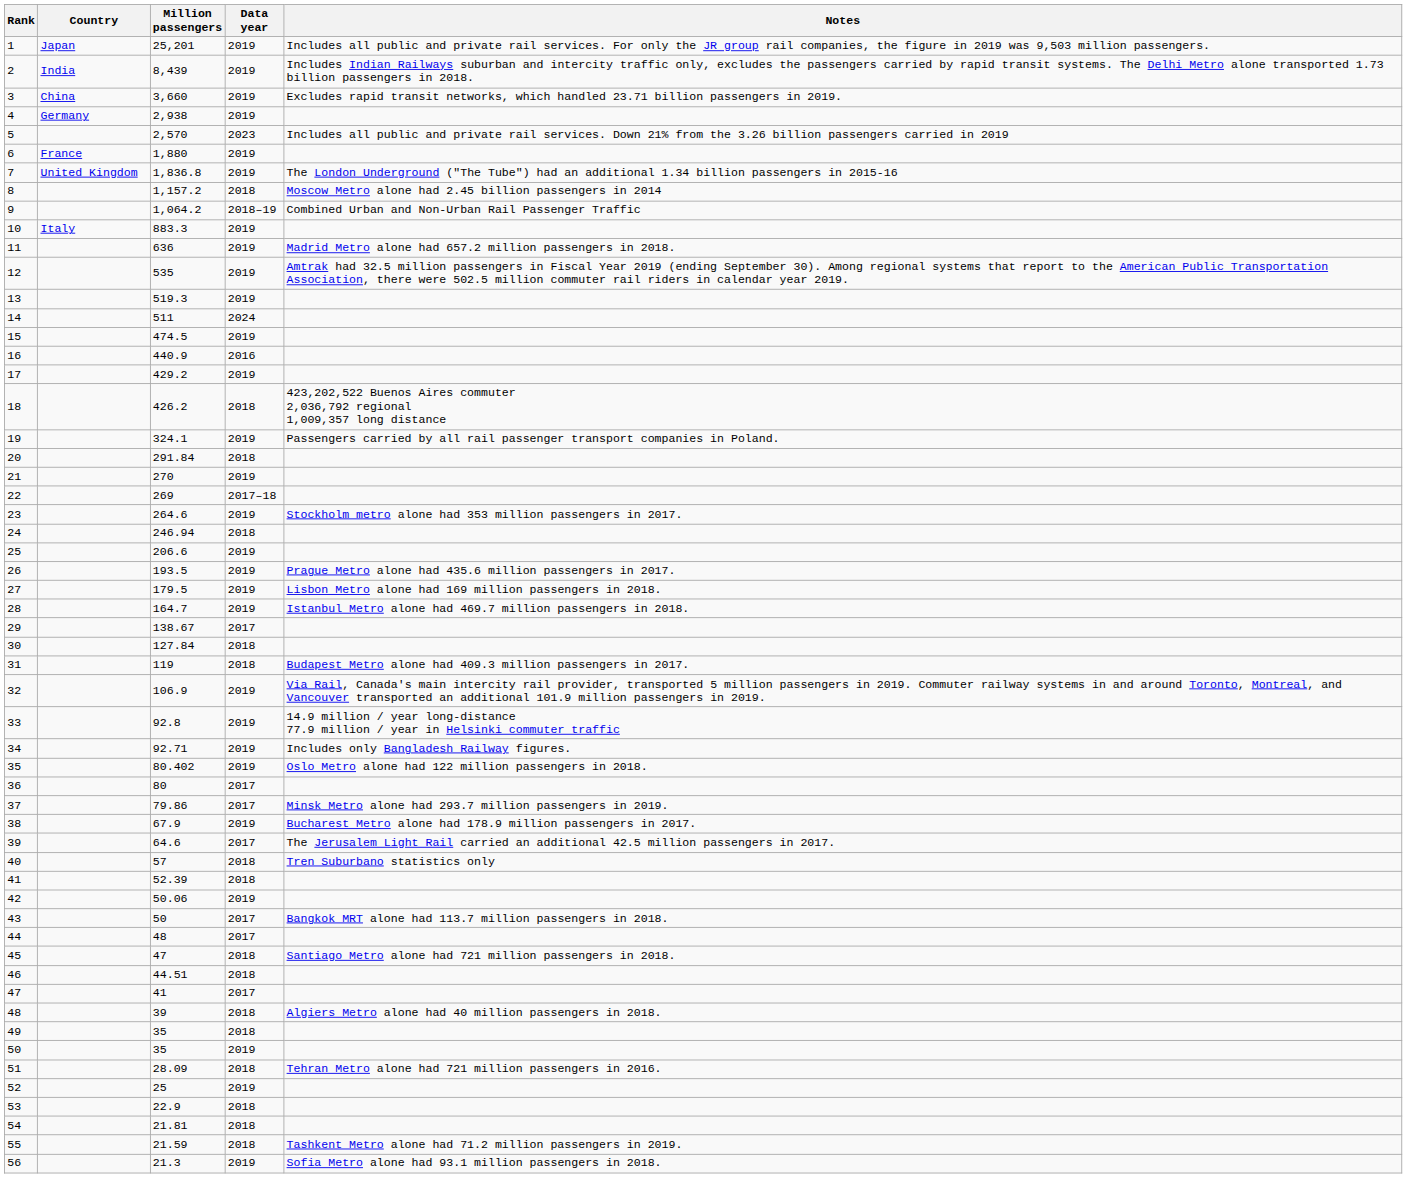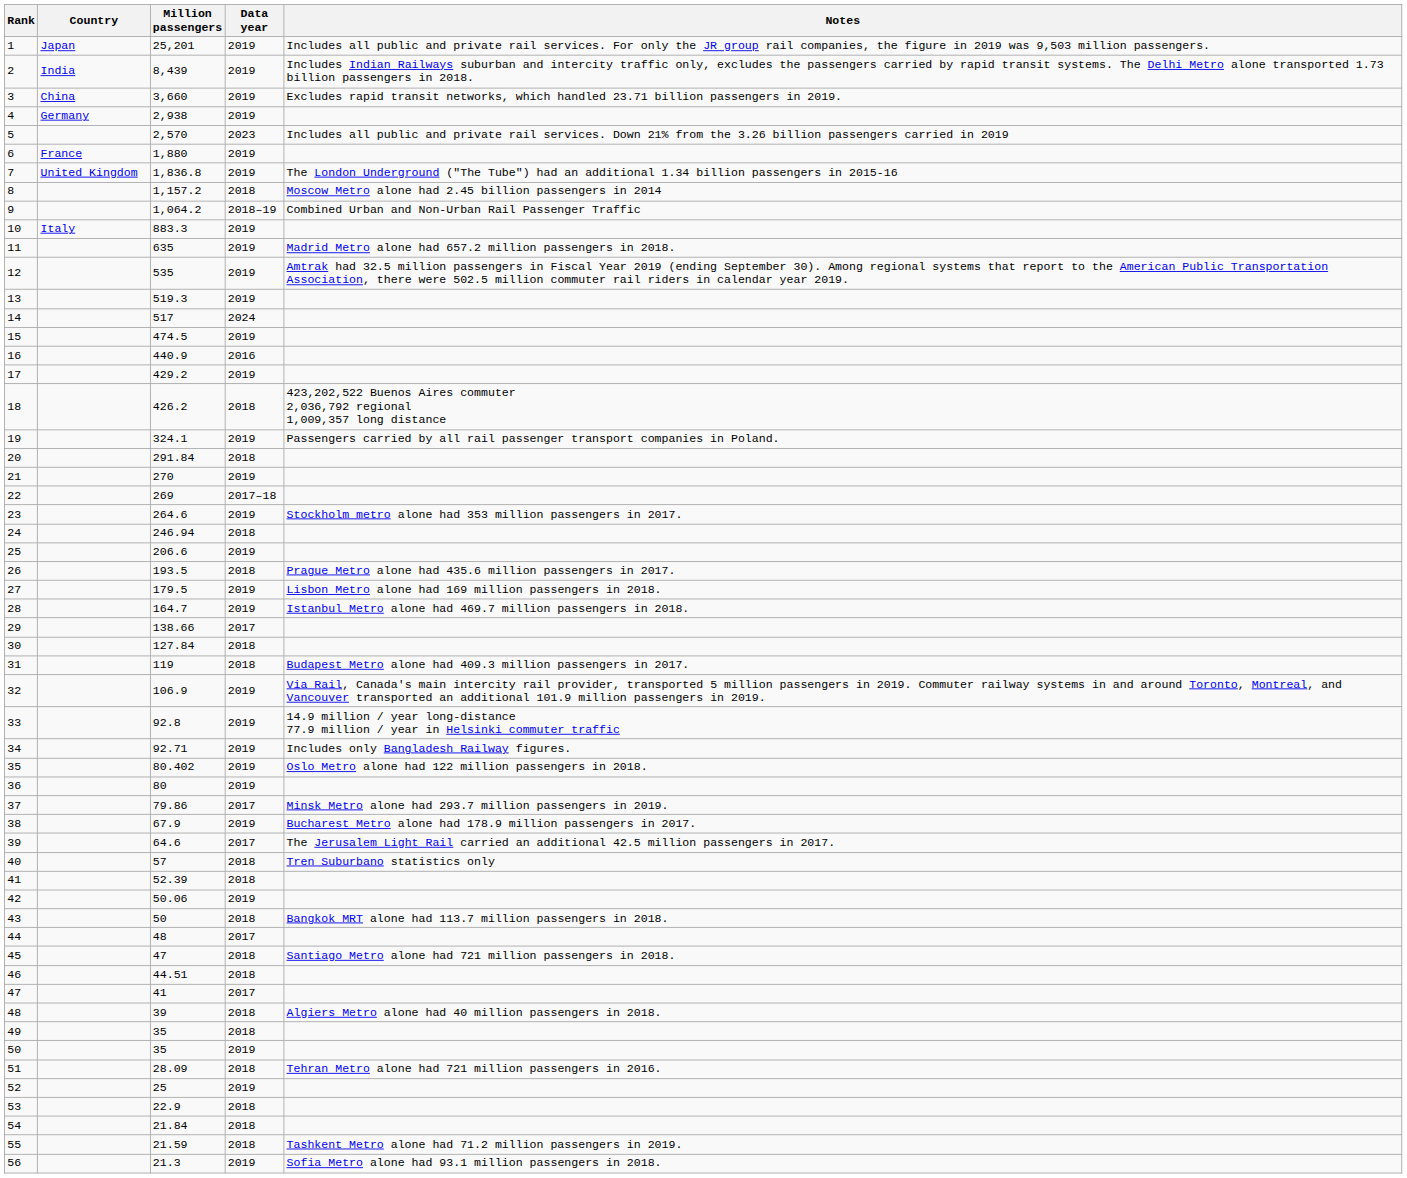(163, 248) 636 -> (163, 248) 635
(163, 318) 511 -> (163, 318) 517
(242, 571) 2019 -> (242, 571) 2018
(174, 627) 138.67 -> (174, 627) 138.66
(242, 786) 2017 -> (242, 786) 2019
(242, 918) 2017 -> (242, 918) 2018
(170, 1126) 21.81 -> (170, 1126) 21.84
